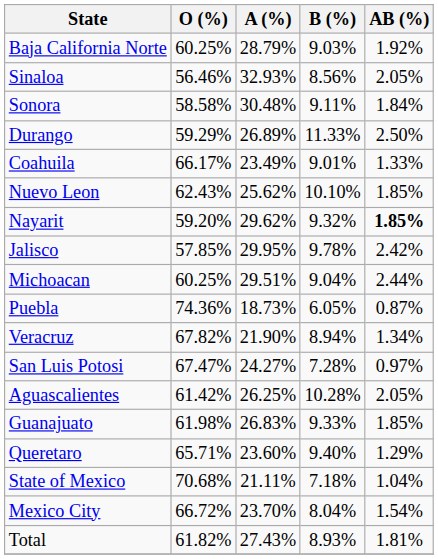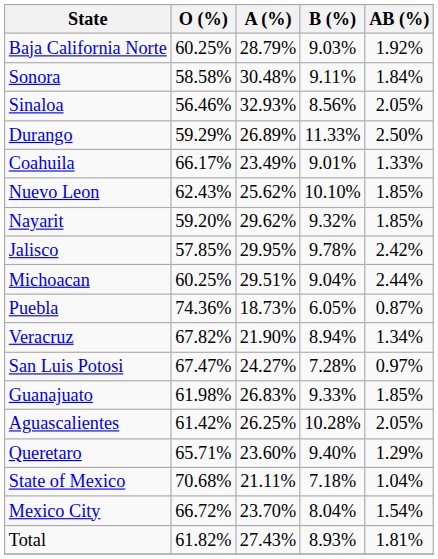rows swapped: (35, 105) <-> (36, 76)
(399, 221) bold -> (399, 221) normal
rows swapped: (64, 395) <-> (51, 423)
